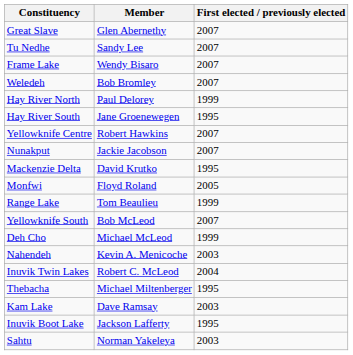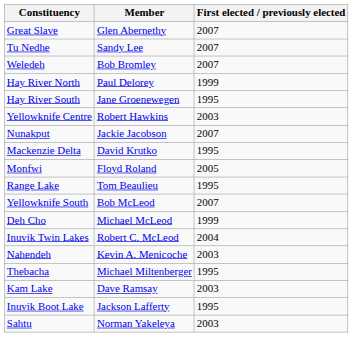- row: (33, 64)
(208, 133) 2007 -> (208, 116) 2003
(208, 202) 1999 -> (208, 185) 1995
rows swapped: (48, 271) <-> (29, 254)
